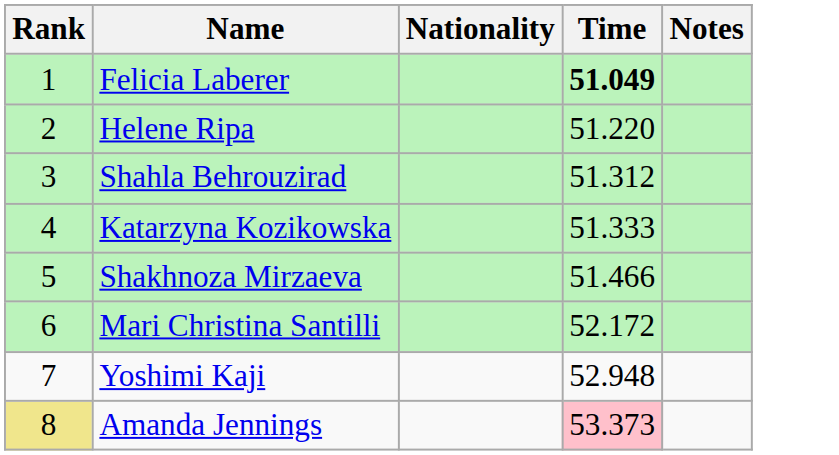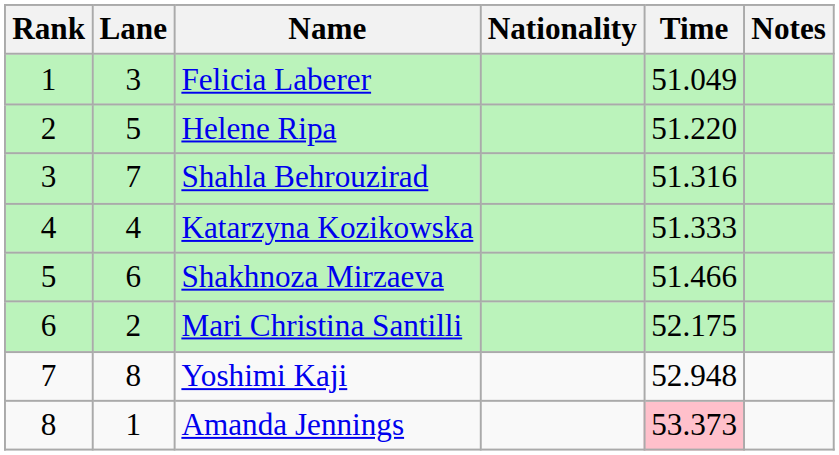+ column: (133, 29)
(612, 78) bold -> (694, 78) normal
(612, 177) 51.312 -> (694, 177) 51.316
(612, 326) 52.172 -> (694, 326) 52.175
(49, 425) khaki background -> (49, 425) no background
